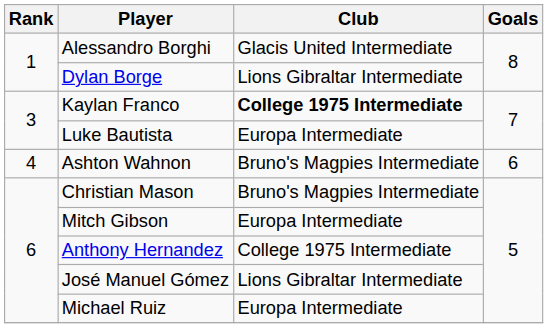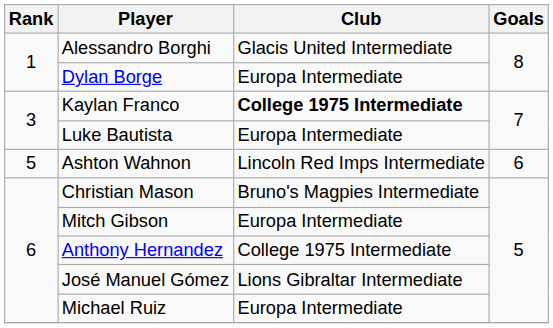(350, 76) Lions Gibraltar Intermediate -> (320, 76) Europa Intermediate
(31, 163) 4 -> (31, 163) 5
(358, 163) Bruno's Magpies Intermediate -> (361, 163) Lincoln Red Imps Intermediate
